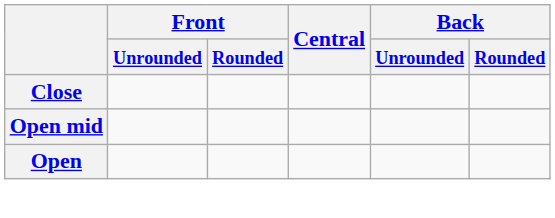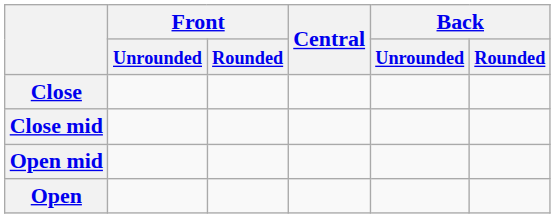+ row: (56, 126)
